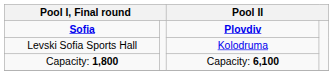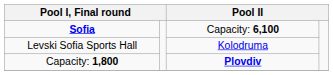(243, 29) Plovdiv -> (243, 29) Capacity: 6,100
(243, 62) Capacity: 6,100 -> (243, 62) Plovdiv
